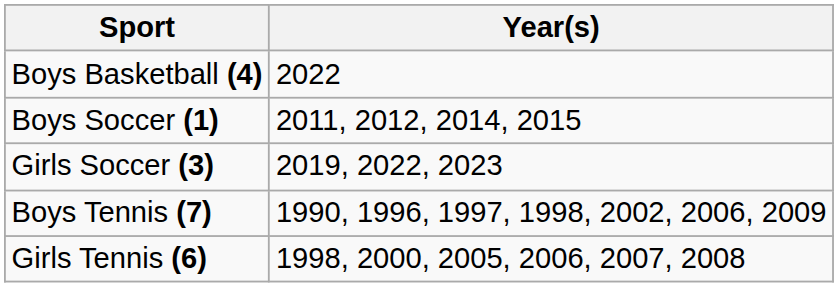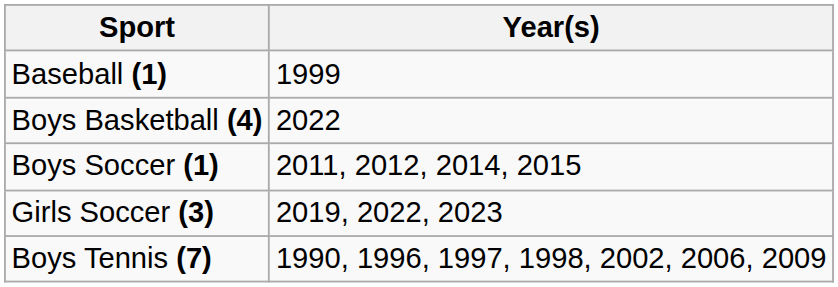+ row: (89, 73)
- row: (109, 258)
